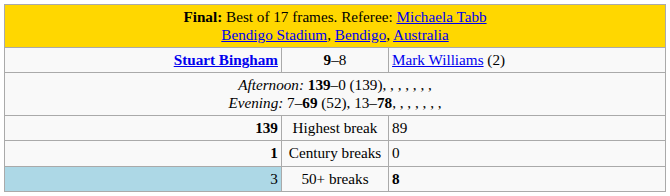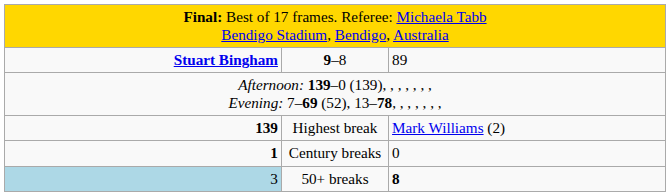(449, 60) Mark Williams (2) -> (400, 60) 89
(400, 128) 89 -> (449, 128) Mark Williams (2)
